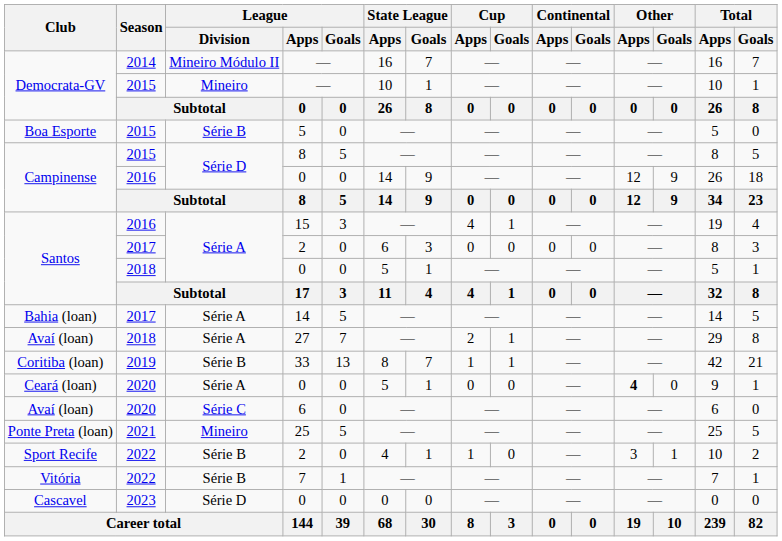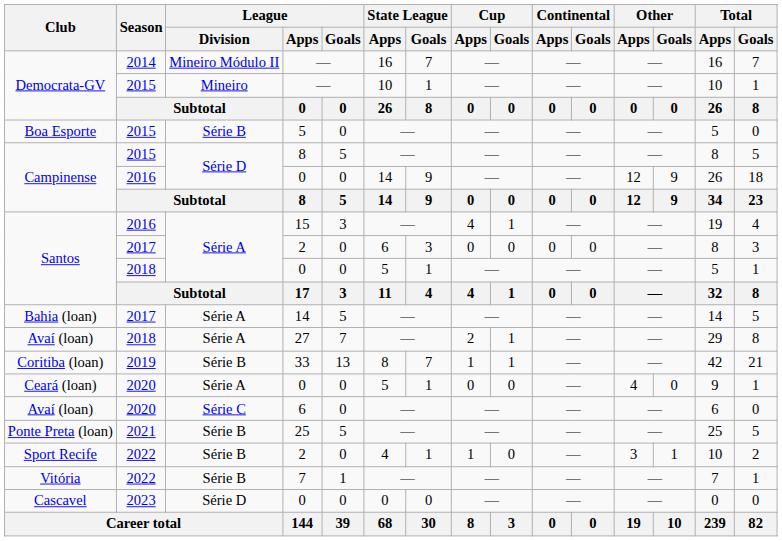(634, 385) bold -> (634, 385) normal
(224, 431) Mineiro -> (224, 431) Série B
